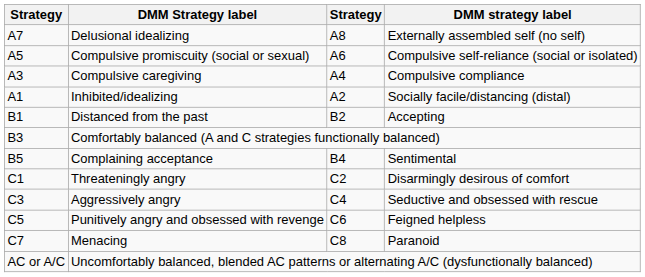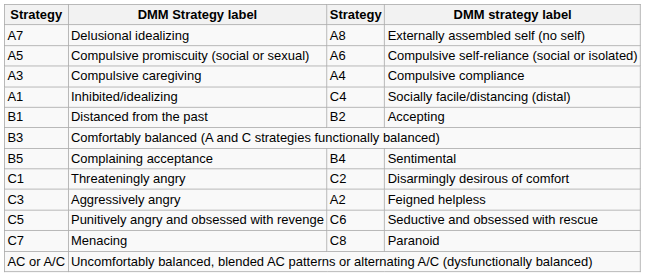(338, 96) A2 -> (338, 96) C4
(338, 199) C4 -> (338, 199) A2
(493, 199) Seductive and obsessed with rescue -> (437, 199) Feigned helpless
(437, 220) Feigned helpless -> (493, 220) Seductive and obsessed with rescue
